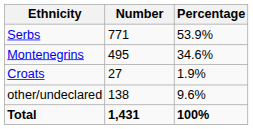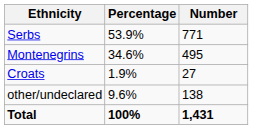columns swapped: (140, 14) <-> (211, 14)
